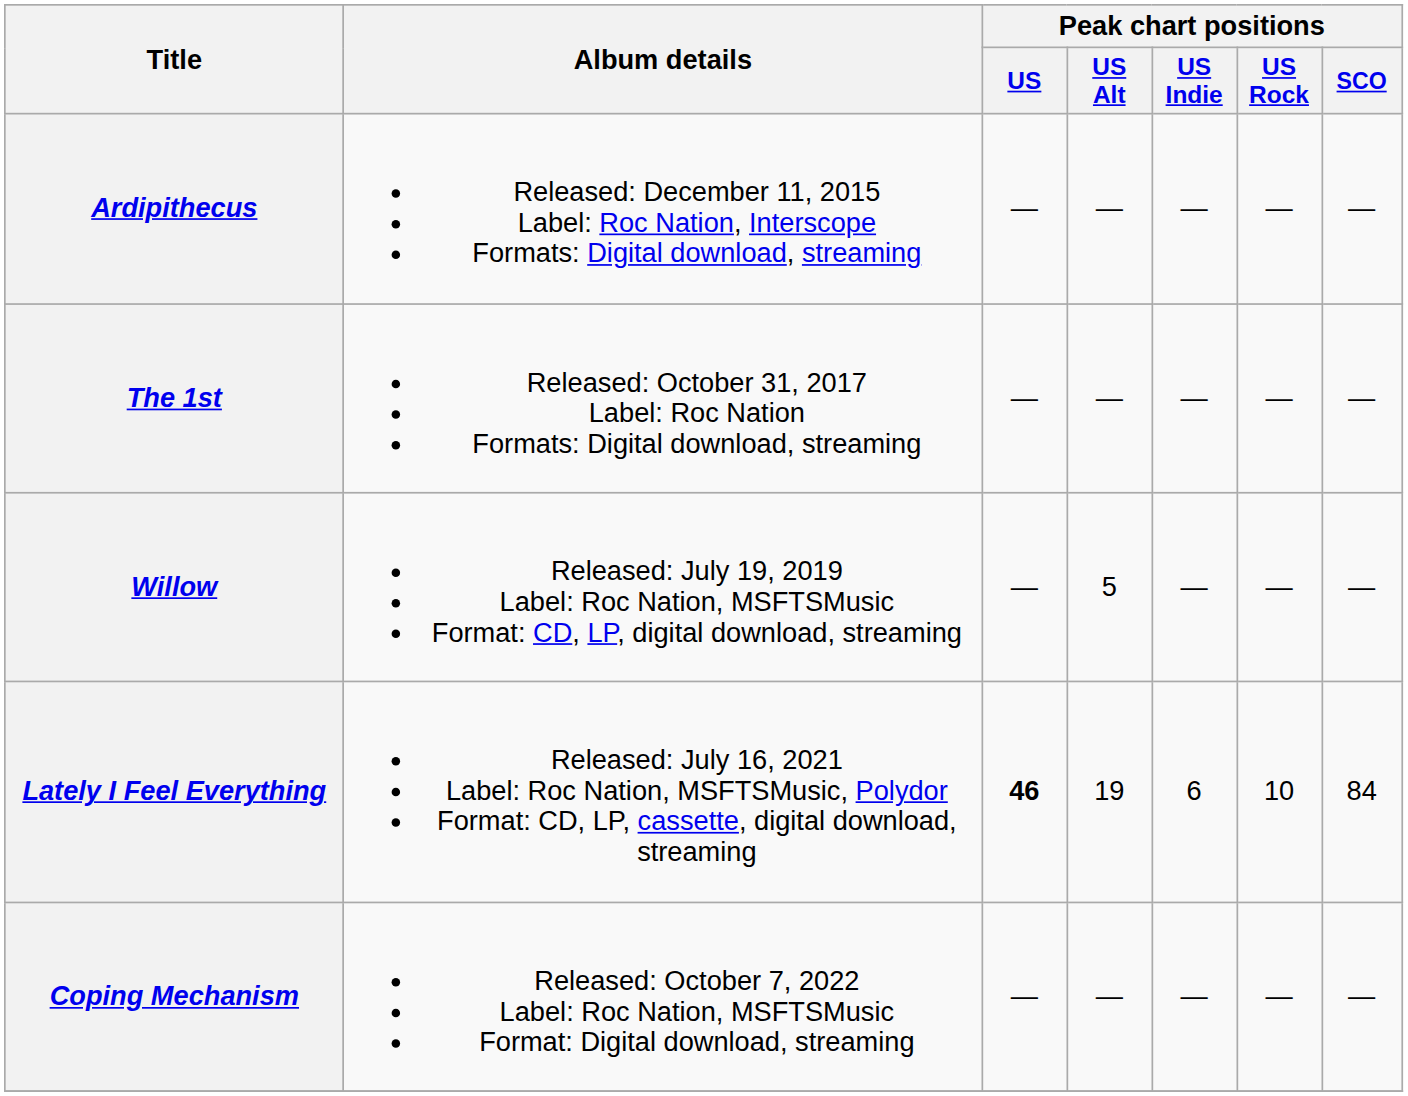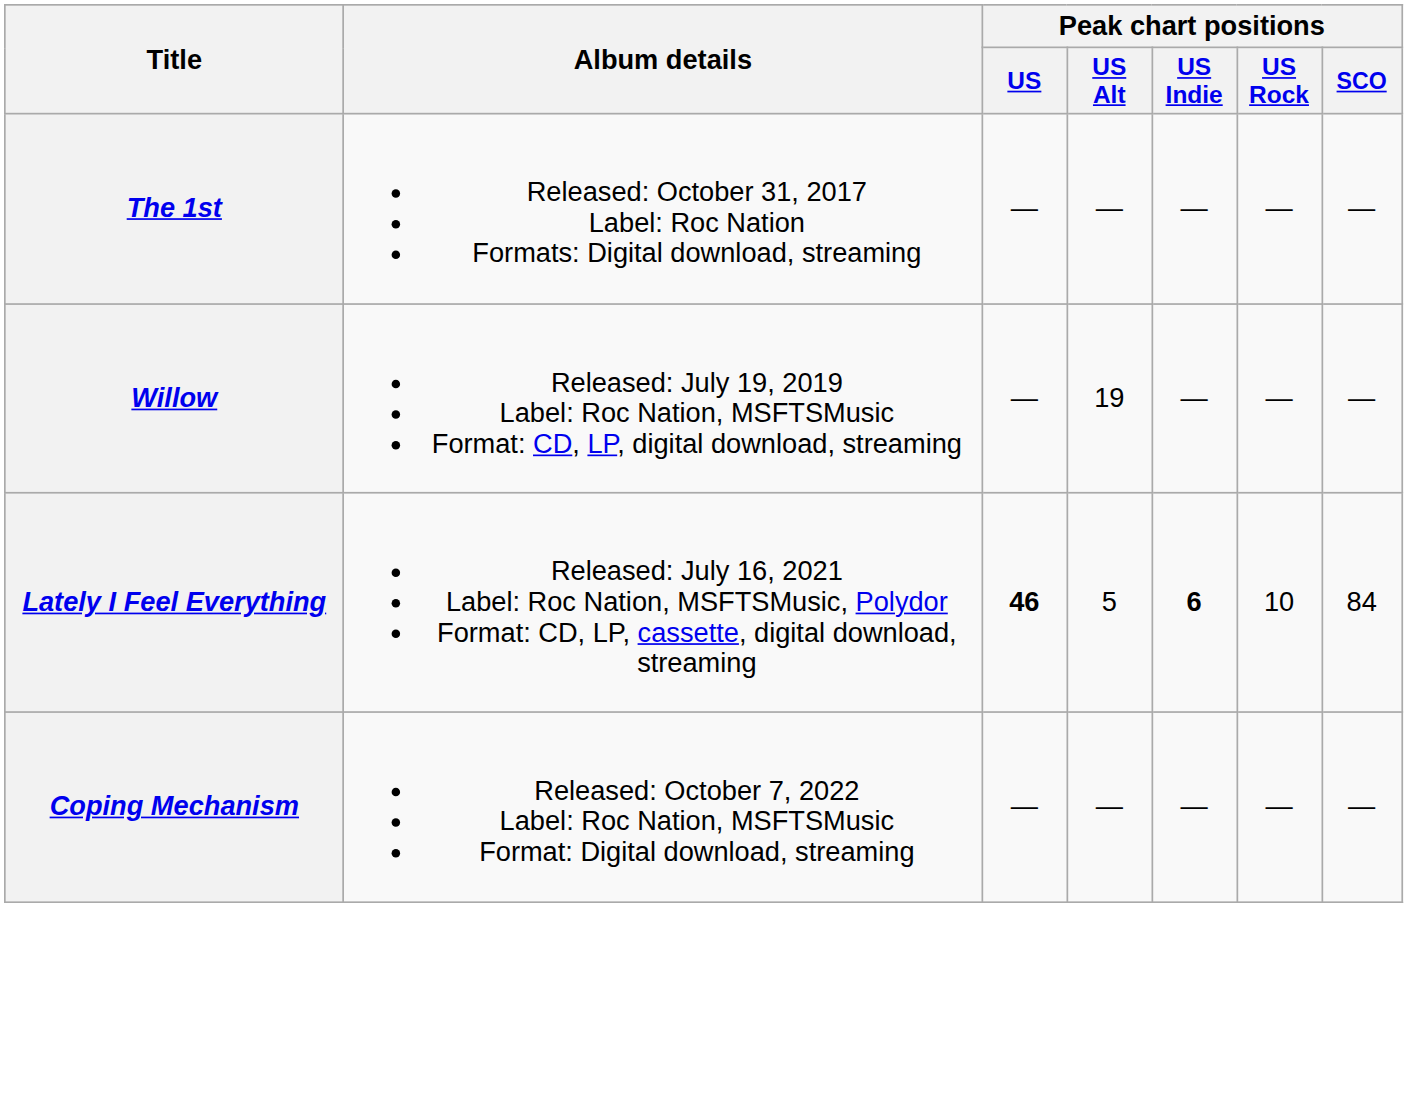- row: (174, 208)
(1109, 586) 5 -> (1109, 397) 19
(1109, 791) 19 -> (1109, 602) 5
(1194, 791) normal -> (1194, 602) bold
